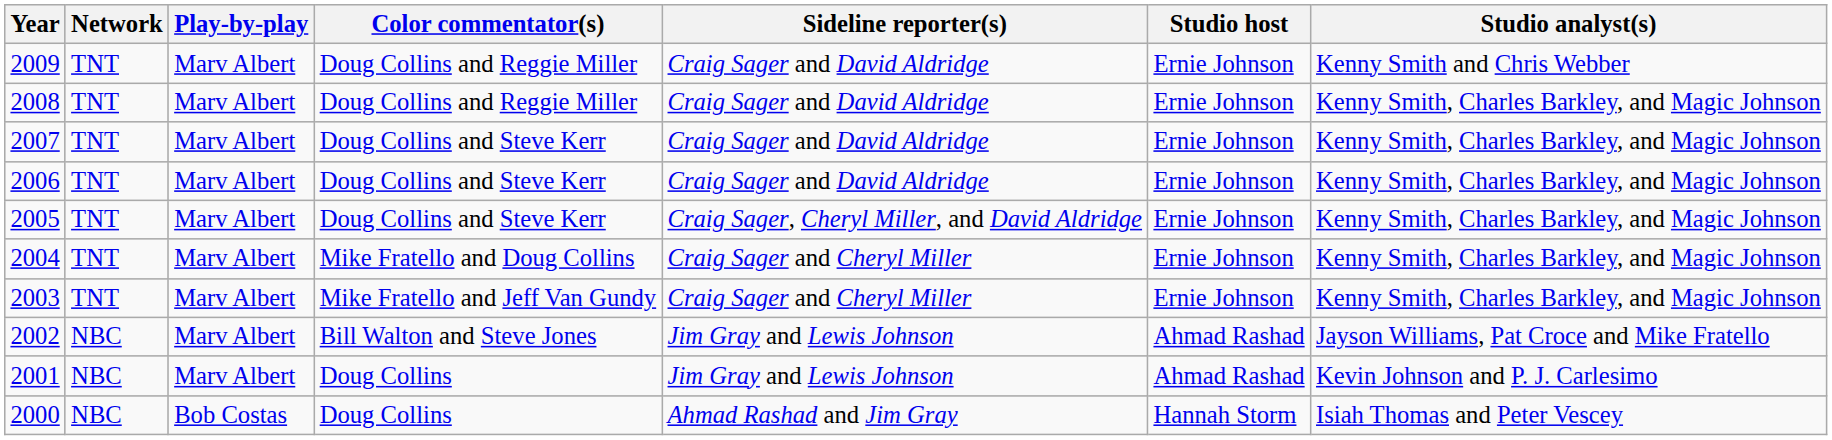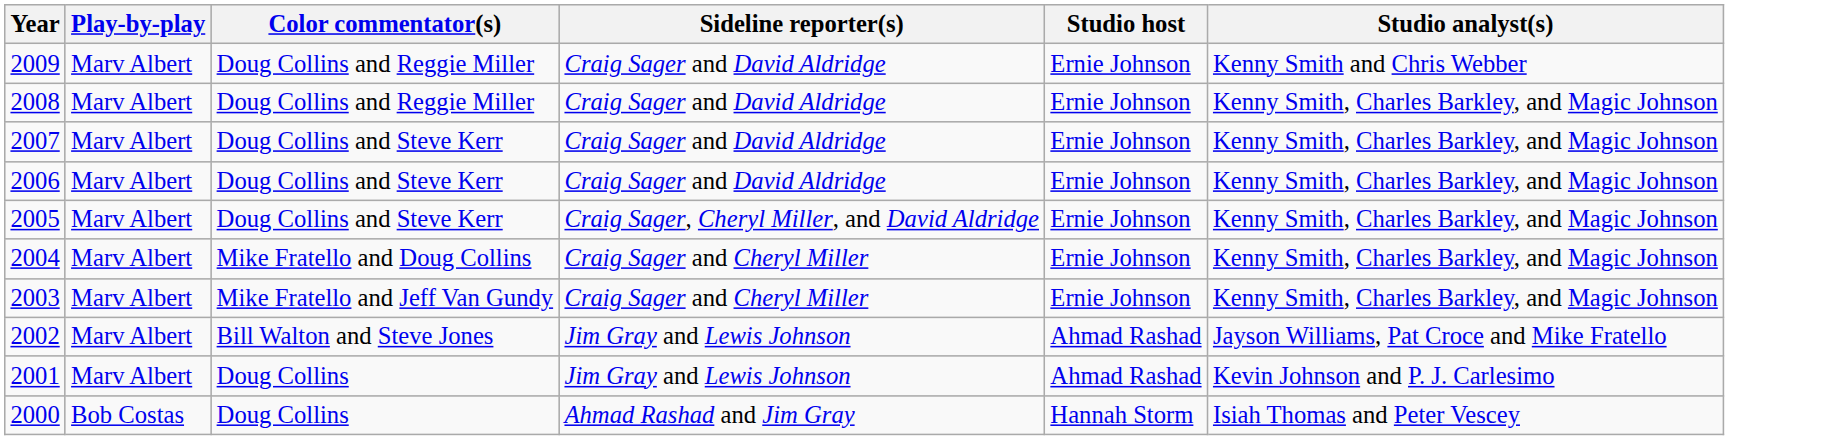- column: (117, 24)
